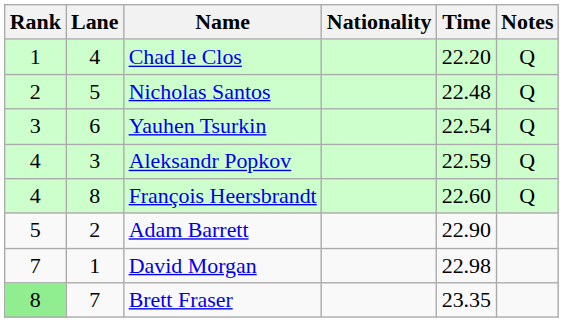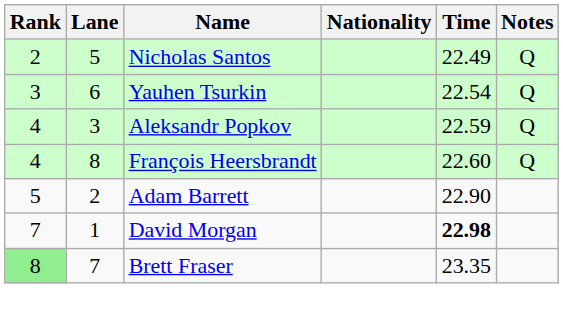- row: (185, 56)
(466, 91) 22.48 -> (466, 56) 22.49
(466, 265) normal -> (466, 230) bold
